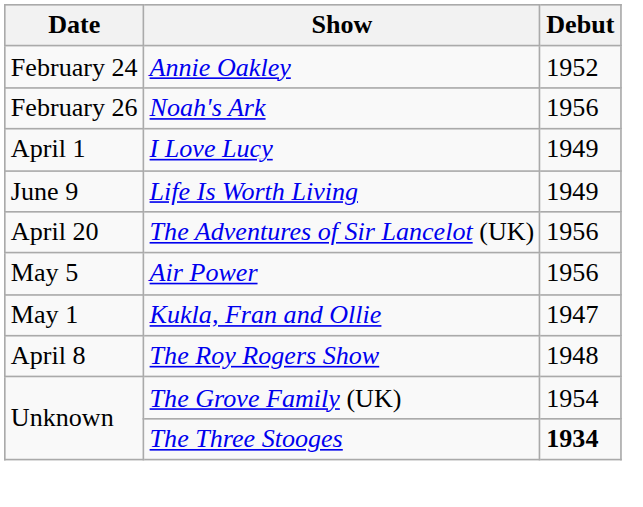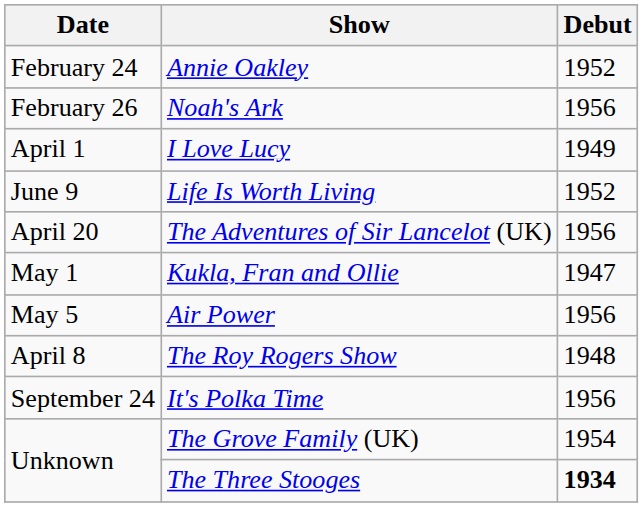(572, 190) 1949 -> (590, 190) 1952
rows swapped: (266, 314) <-> (204, 273)
+ row: (245, 397)
